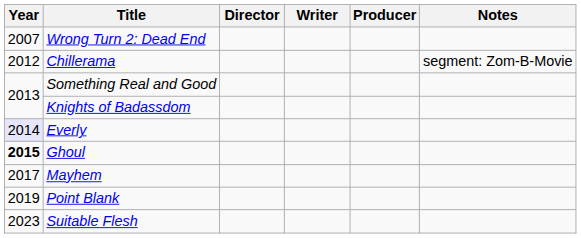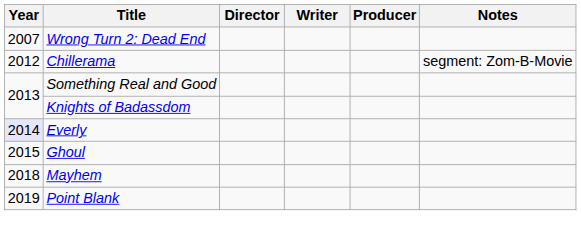(24, 152) bold -> (24, 152) normal
(24, 175) 2017 -> (24, 175) 2018
- row: (92, 221)
